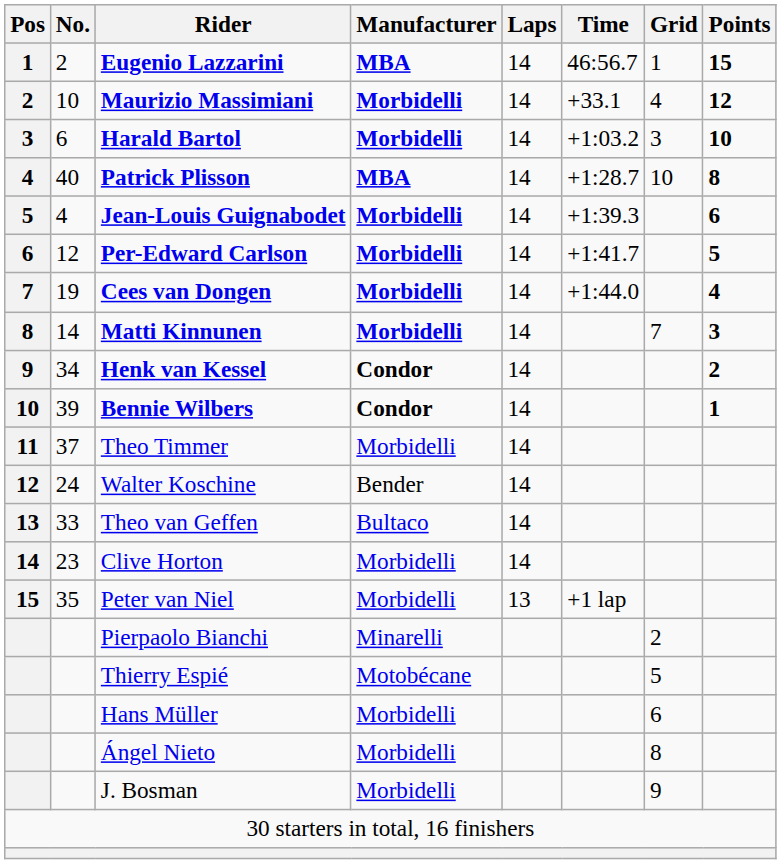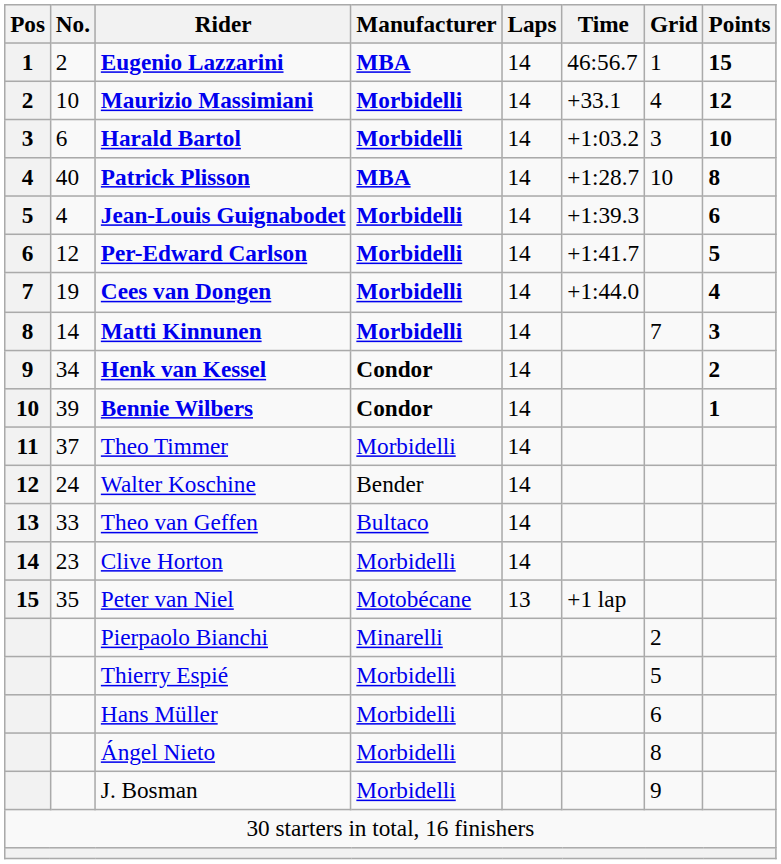(406, 599) Morbidelli -> (414, 599) Motobécane
(414, 675) Motobécane -> (406, 675) Morbidelli
